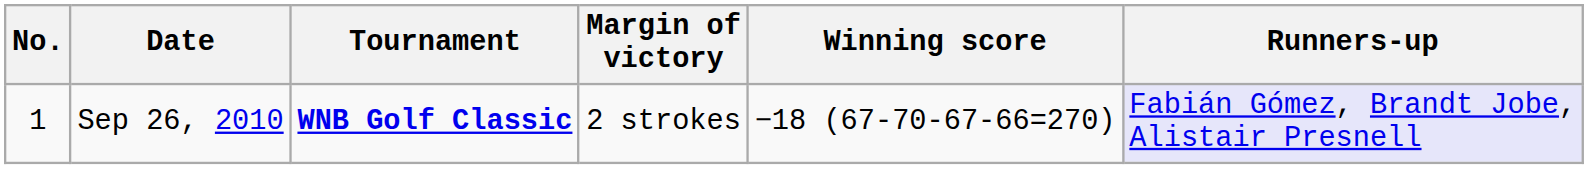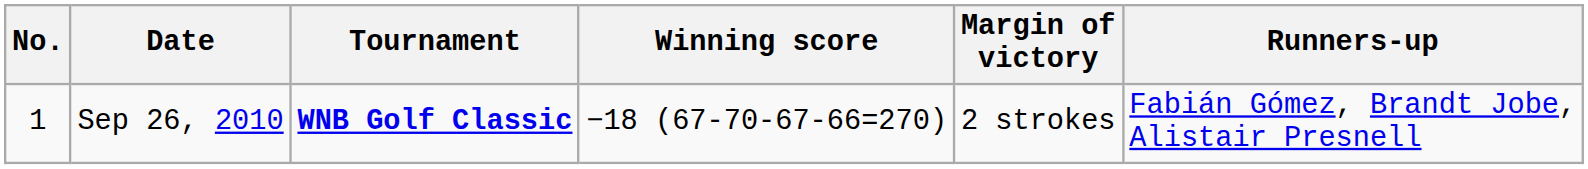columns swapped: (935, 45) <-> (664, 45)
(1353, 124) lavender background -> (1353, 124) no background
